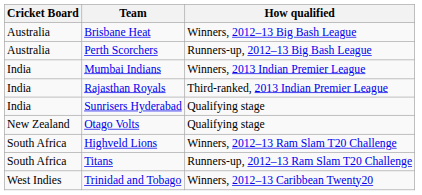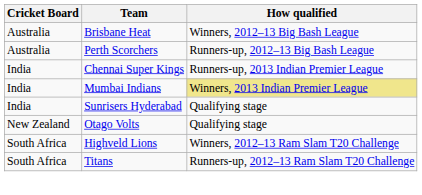+ row: (134, 69)
(276, 69) no background -> (279, 87) khaki background
- row: (125, 87)
- row: (133, 180)
